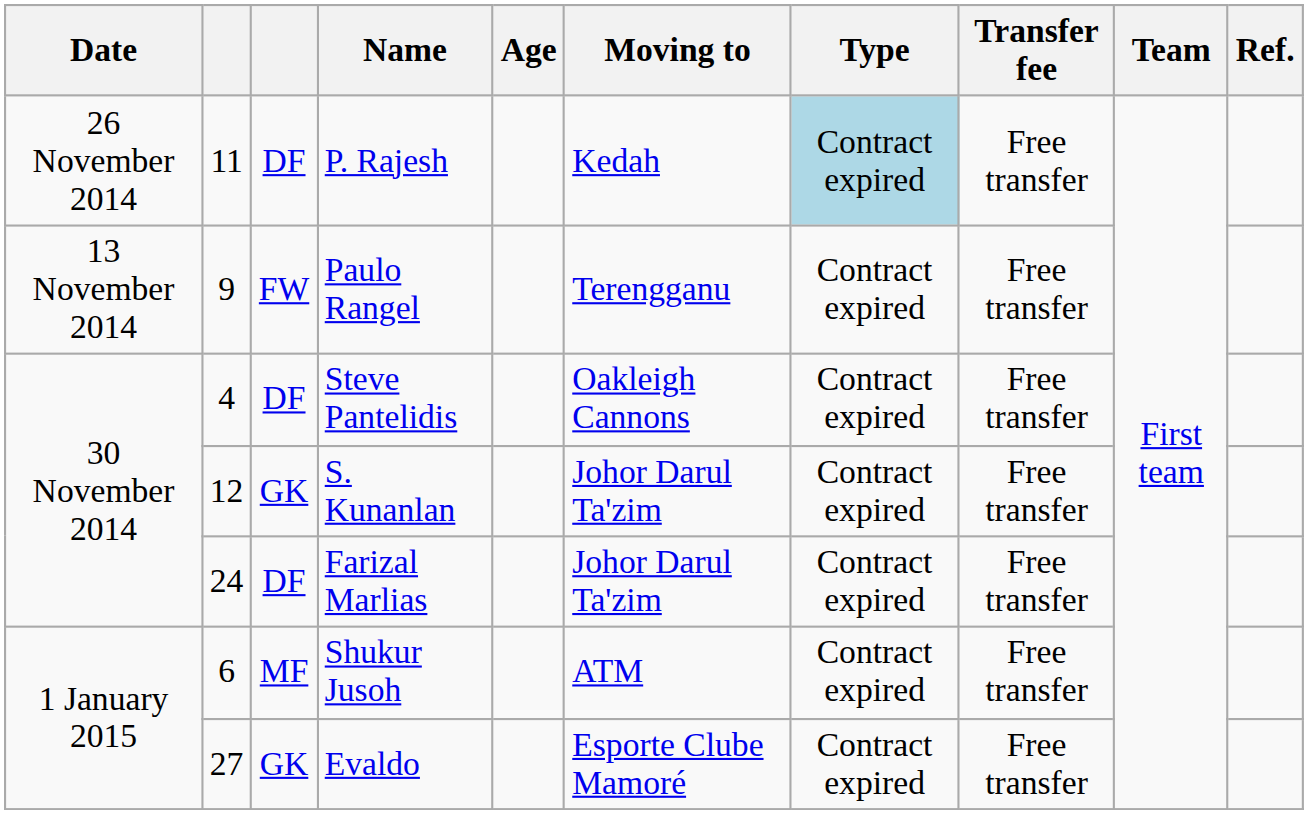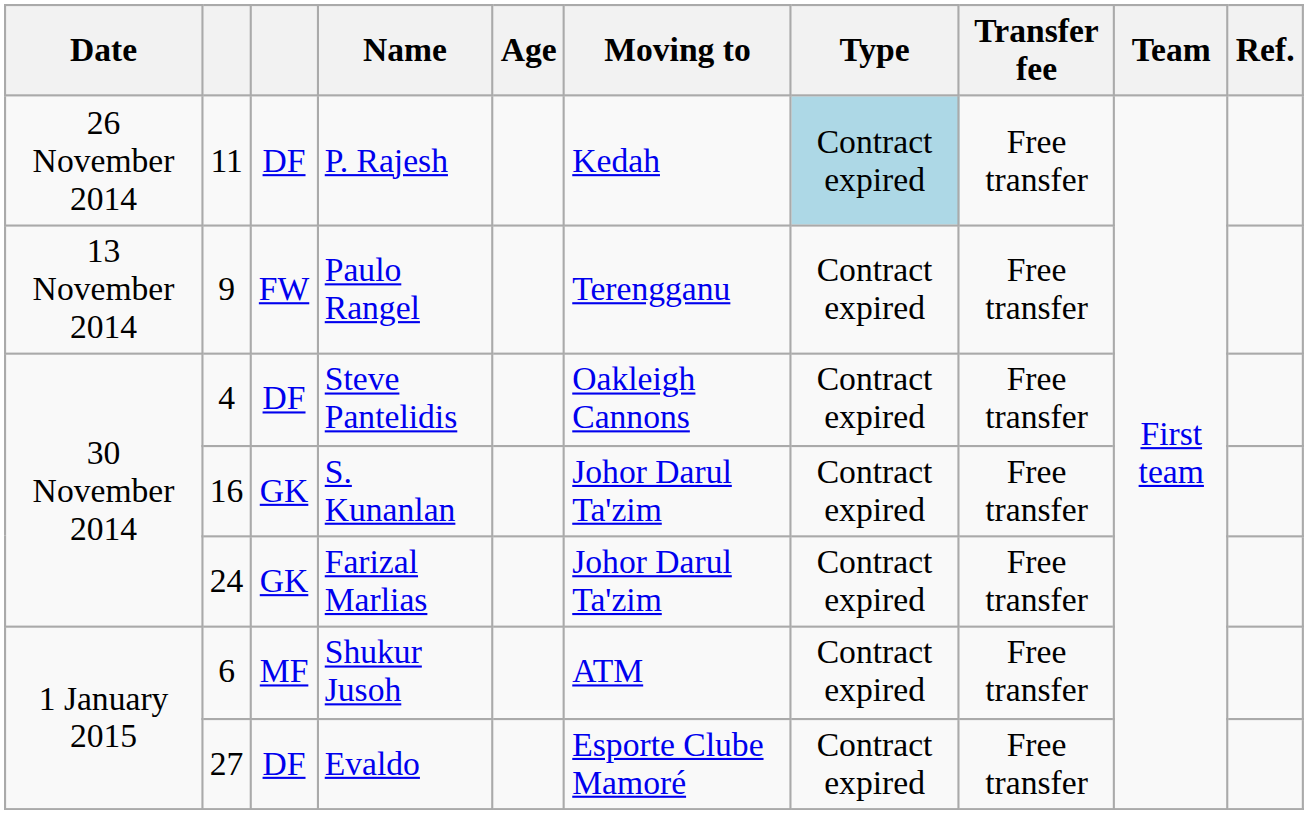(227, 489) 12 -> (227, 489) 16
(284, 581) DF -> (284, 581) GK
(284, 763) GK -> (284, 763) DF
